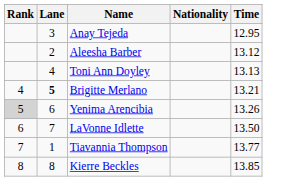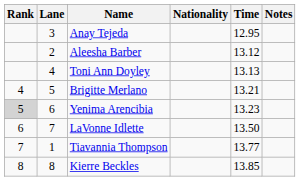+ column: (279, 14)
(52, 90) bold -> (52, 90) normal
(246, 109) 13.26 -> (246, 109) 13.23
